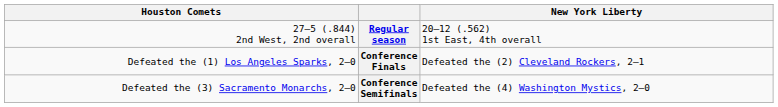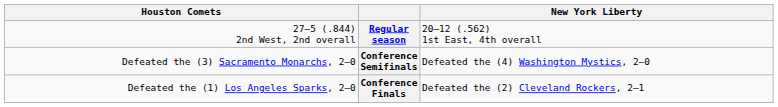rows swapped: (389, 88) <-> (389, 61)
